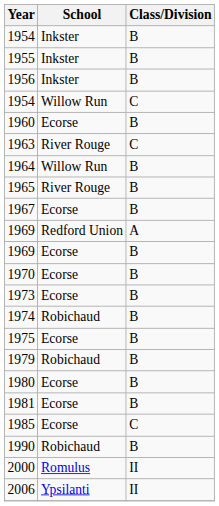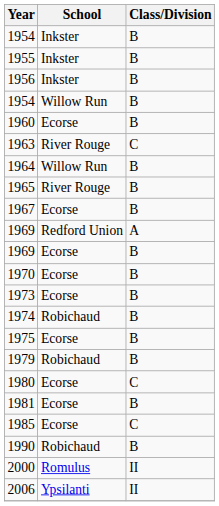(134, 101) C -> (134, 101) B
(134, 381) B -> (134, 381) C
